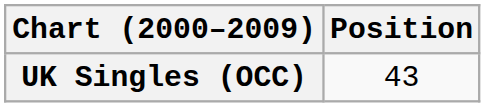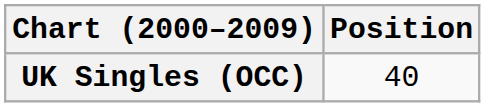(402, 78) 43 -> (402, 78) 40
